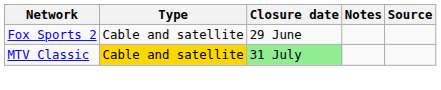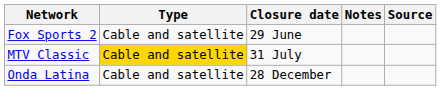(276, 55) lightgreen background -> (276, 55) no background
+ row: (48, 75)
